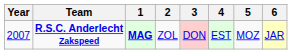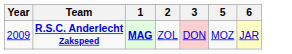- column: (221, 12)
(19, 35) 2007 -> (19, 35) 2009
